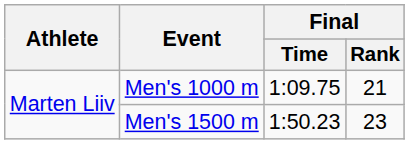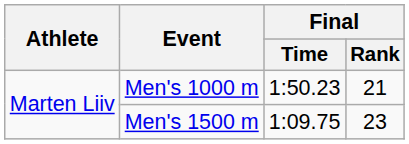(305, 88) 1:09.75 -> (305, 88) 1:50.23
(305, 122) 1:50.23 -> (305, 122) 1:09.75
